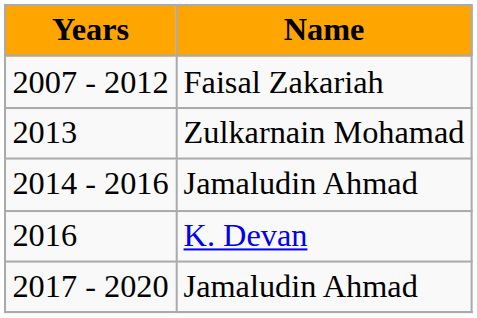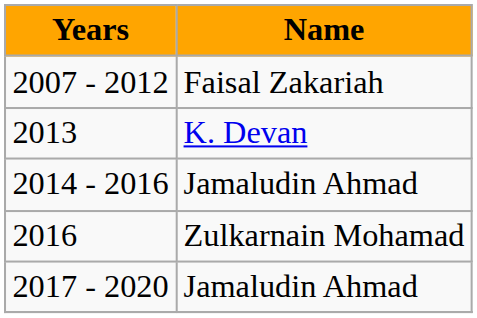(324, 132) Zulkarnain Mohamad -> (245, 132) K. Devan
(245, 235) K. Devan -> (324, 235) Zulkarnain Mohamad
